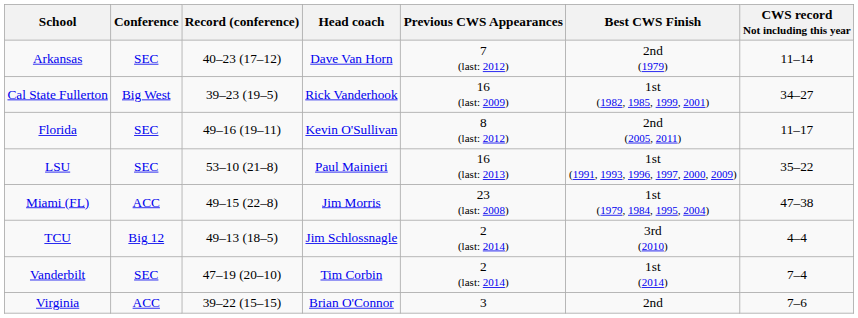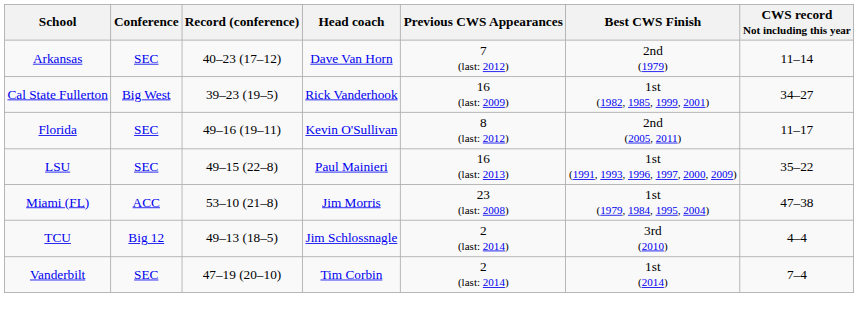(242, 166) 53–10 (21–8) -> (242, 166) 49–15 (22–8)
(242, 202) 49–15 (22–8) -> (242, 202) 53–10 (21–8)
- row: (58, 303)
